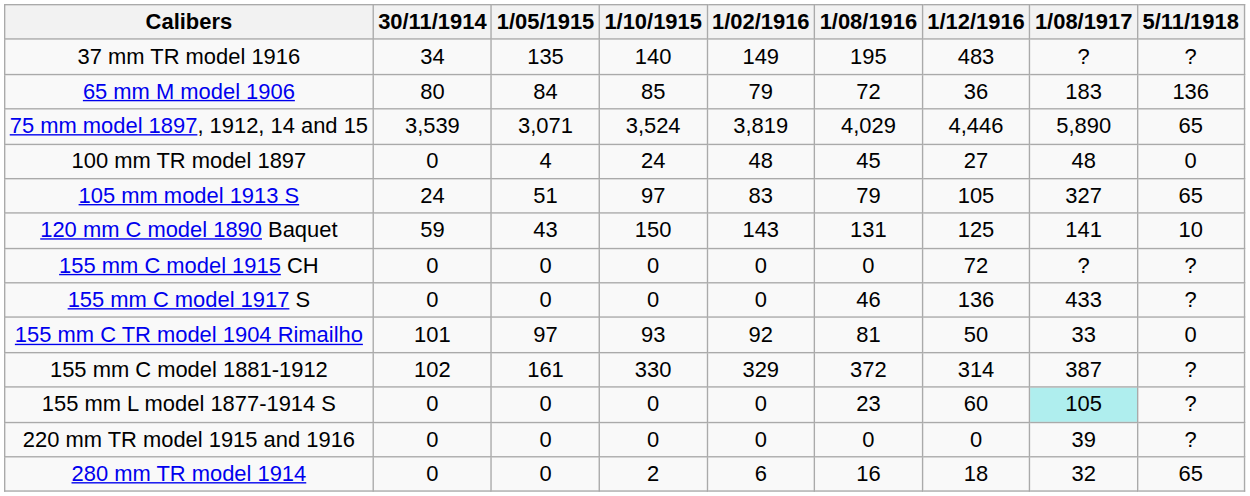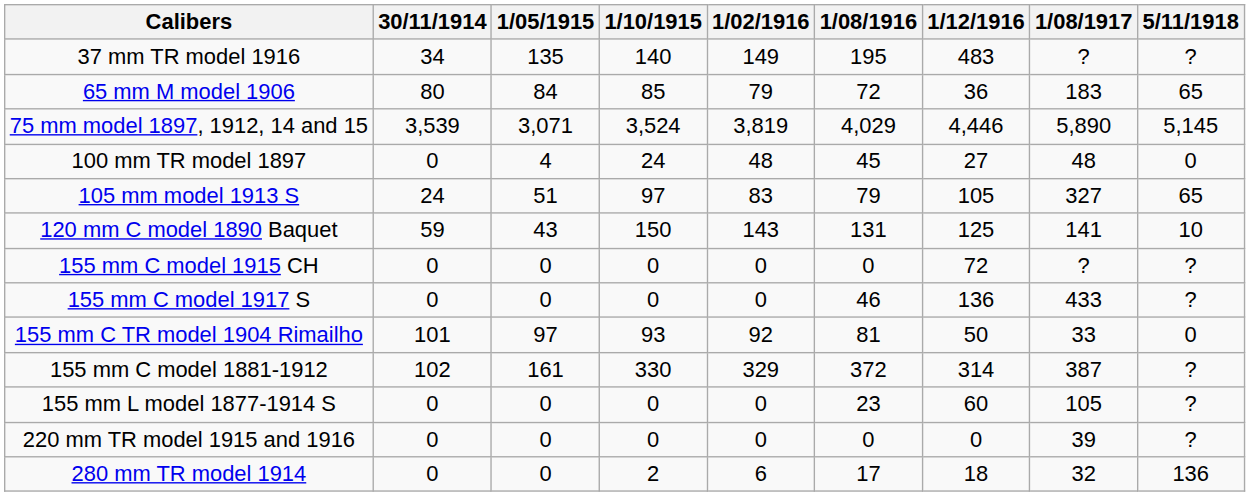(1191, 91) 136 -> (1191, 91) 65
(1191, 126) 65 -> (1191, 126) 5,145
(1084, 404) paleturquoise background -> (1084, 404) no background
(868, 473) 16 -> (868, 473) 17
(1191, 473) 65 -> (1191, 473) 136
